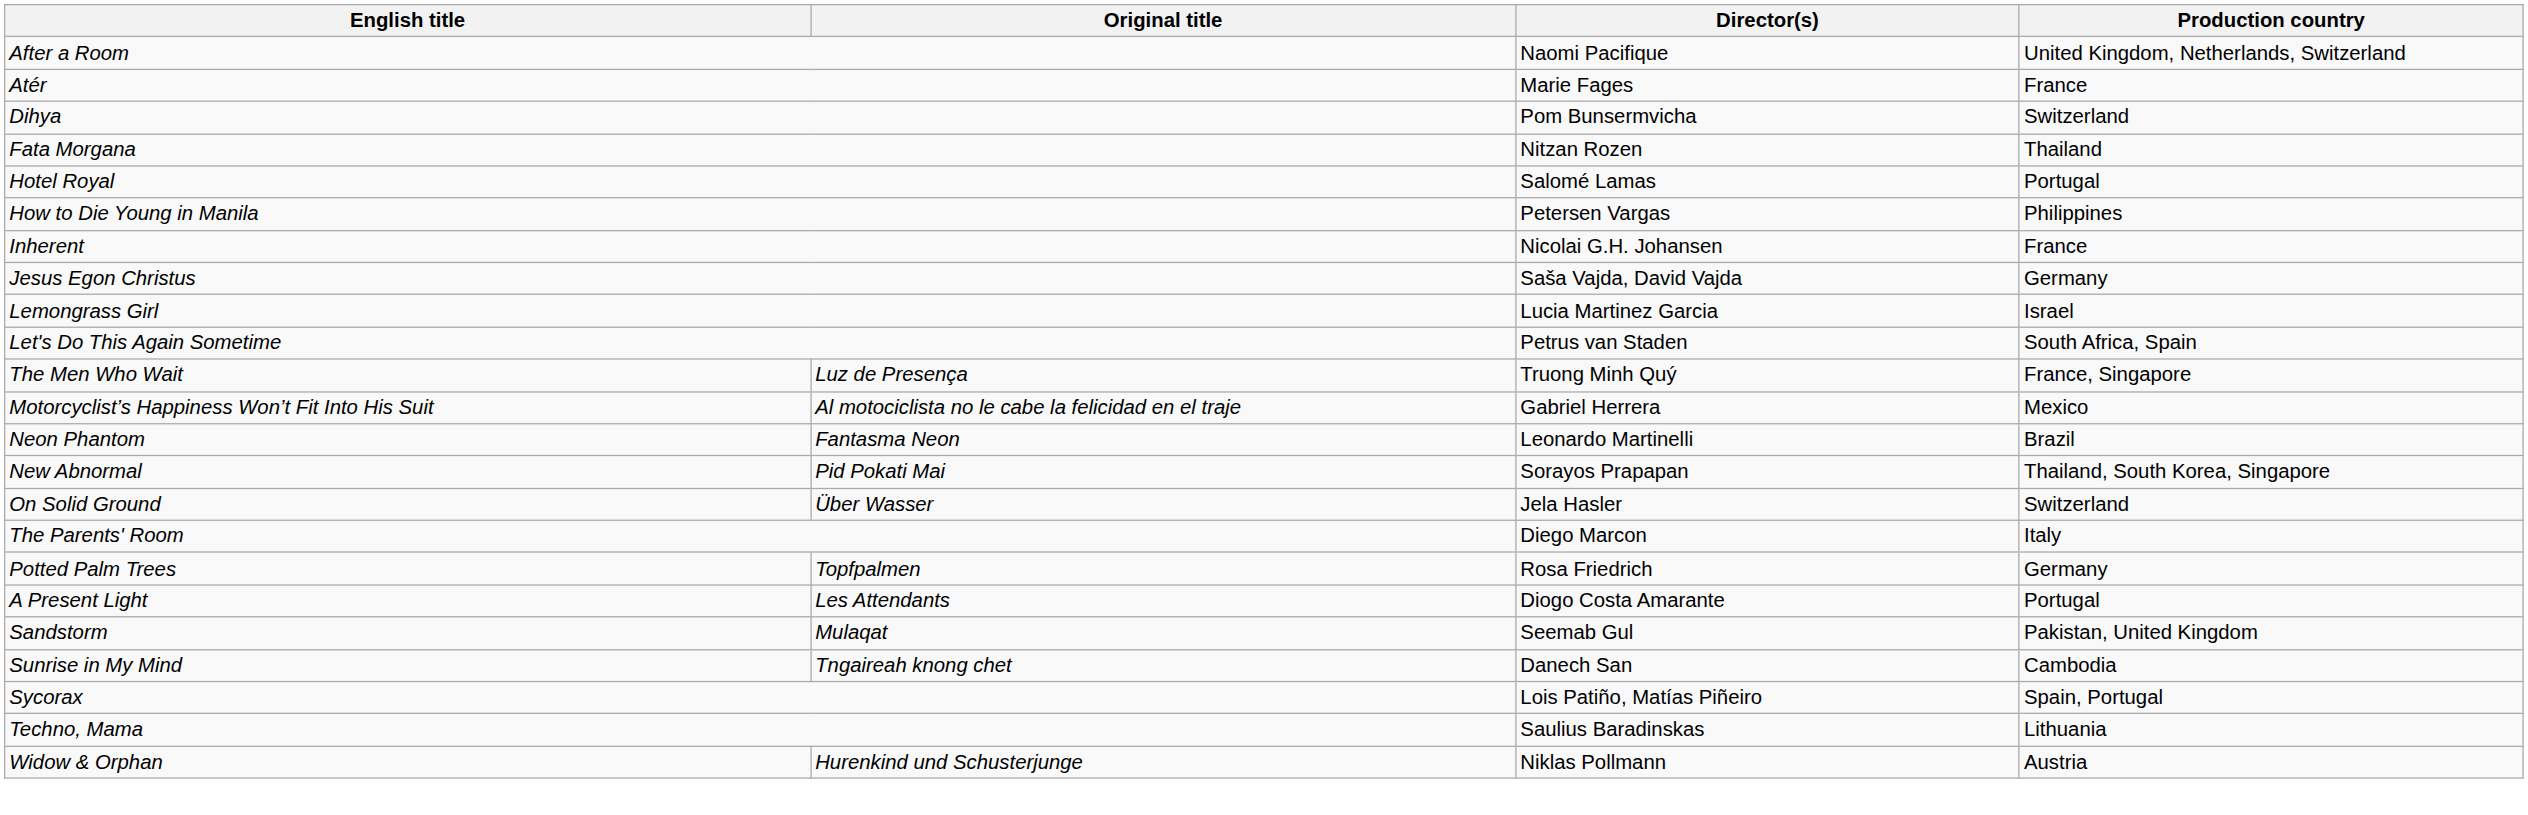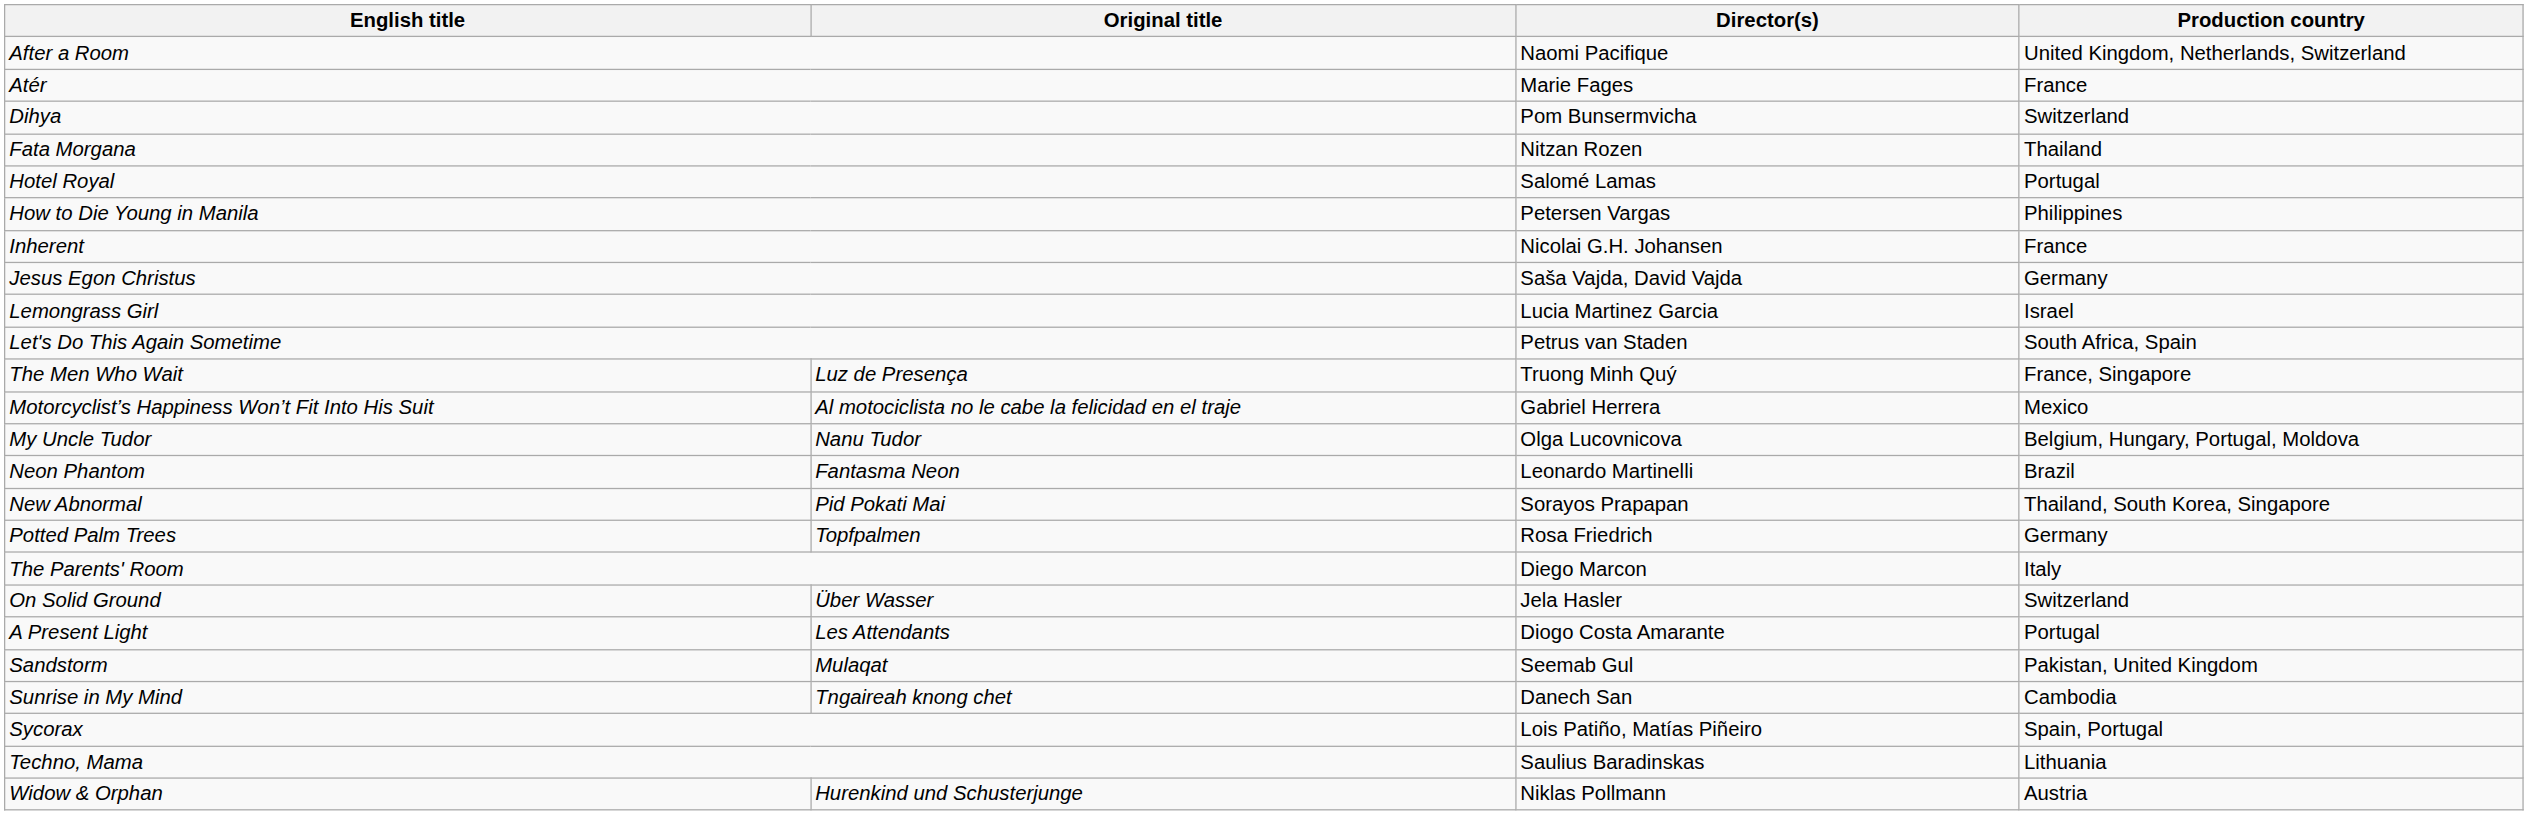+ row: (80, 439)
rows swapped: (85, 504) <-> (93, 568)
